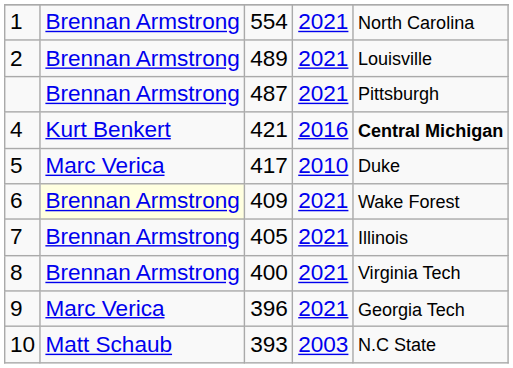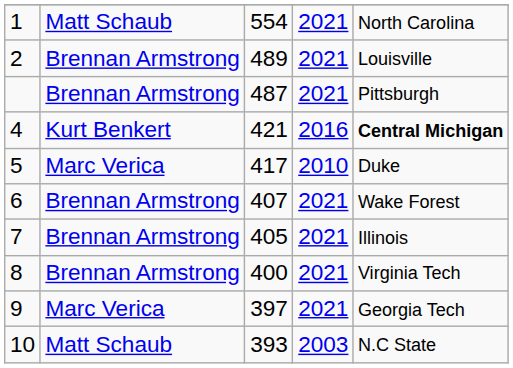(143, 22) Brennan Armstrong -> (109, 22) Matt Schaub
(143, 201) lightyellow background -> (143, 201) no background
(269, 201) 409 -> (269, 201) 407
(269, 308) 396 -> (269, 308) 397
